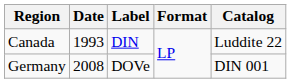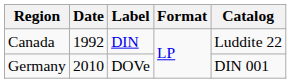(88, 41) 1993 -> (88, 41) 1992
(88, 66) 2008 -> (88, 66) 2010
